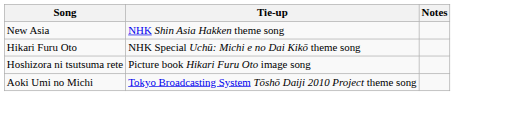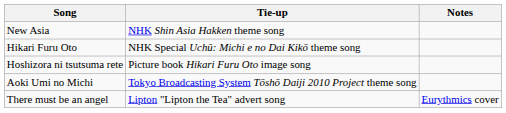+ row: (58, 99)
